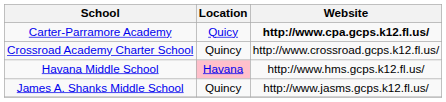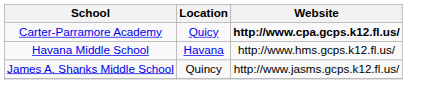- row: (100, 50)
(223, 69) pink background -> (204, 50) no background
